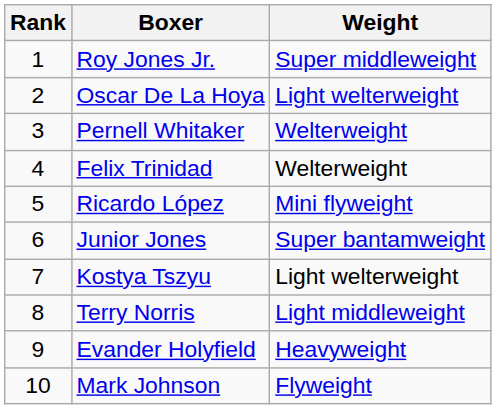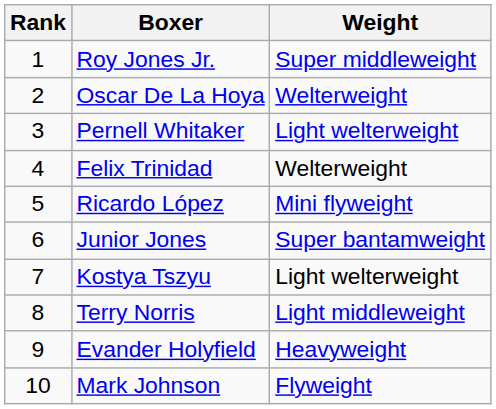(367, 95) Light welterweight -> (341, 95) Welterweight
(341, 131) Welterweight -> (367, 131) Light welterweight
